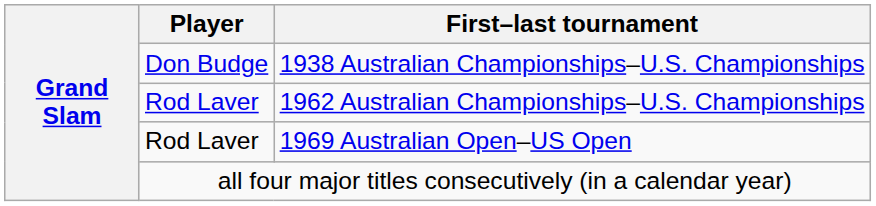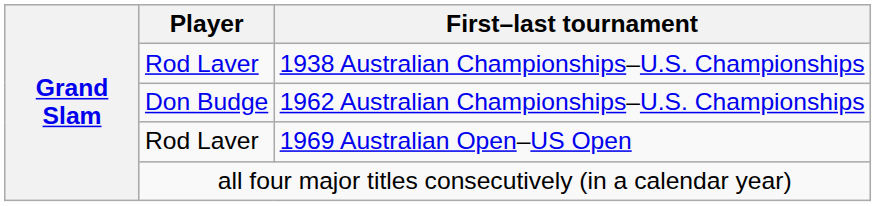(207, 63) Don Budge -> (202, 63) Rod Laver
(202, 102) Rod Laver -> (207, 102) Don Budge
